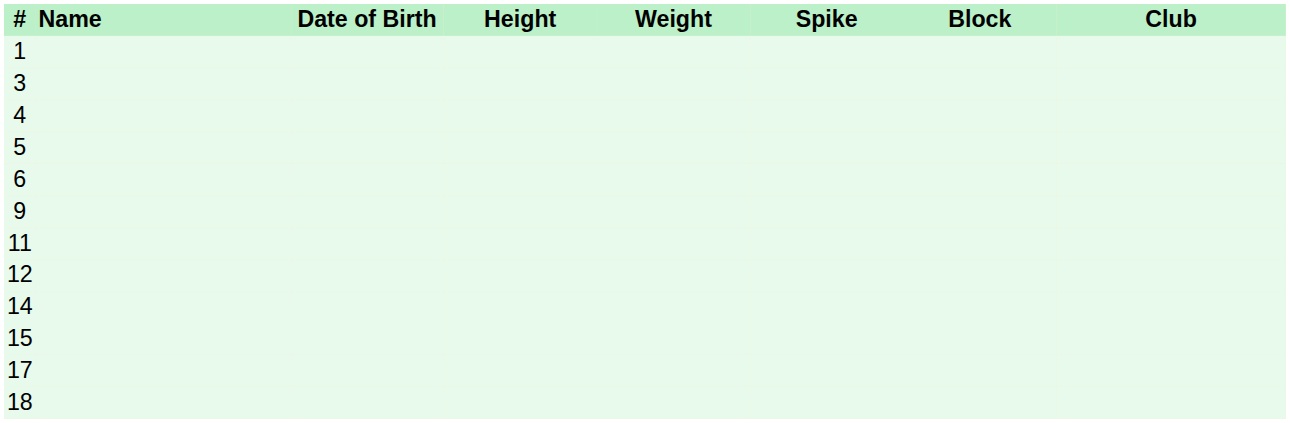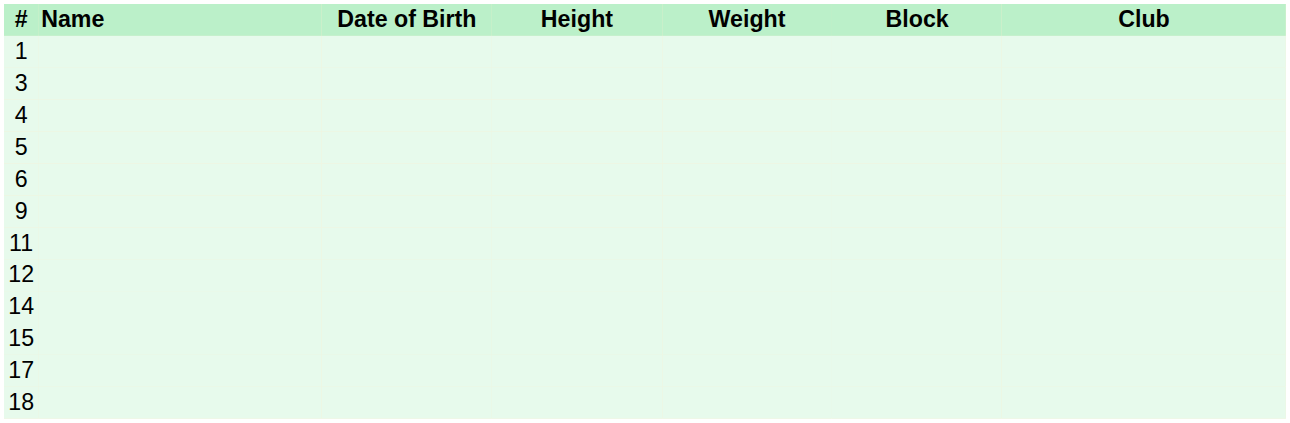- column: (827, 19)
